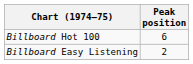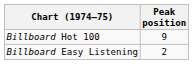(164, 37) 6 -> (164, 37) 9
